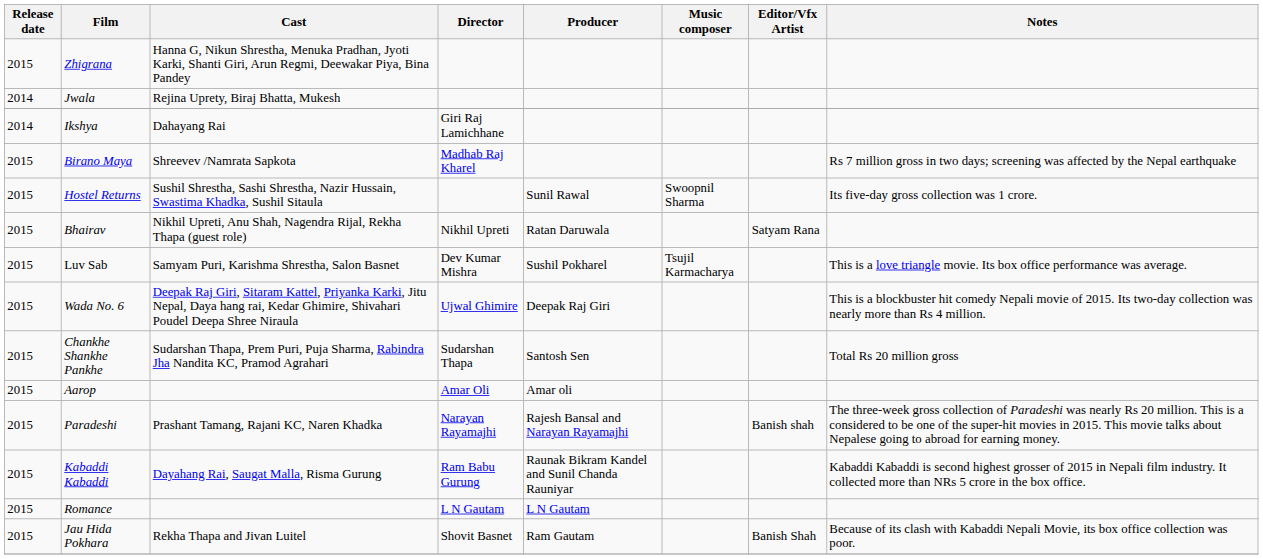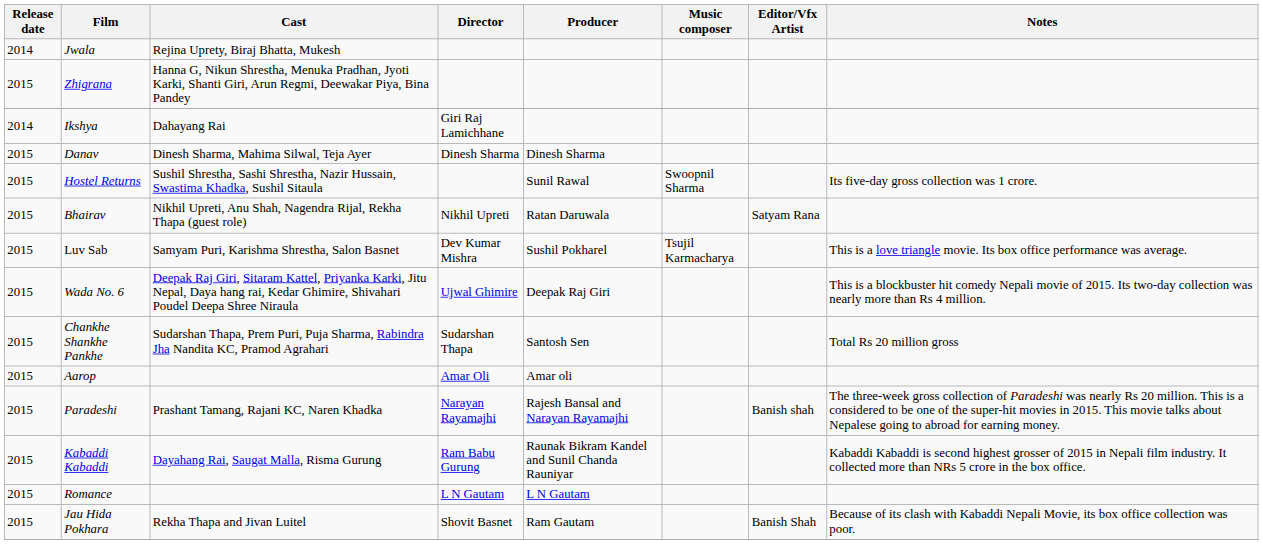rows swapped: (88, 63) <-> (80, 98)
- row: (98, 160)
+ row: (81, 153)
